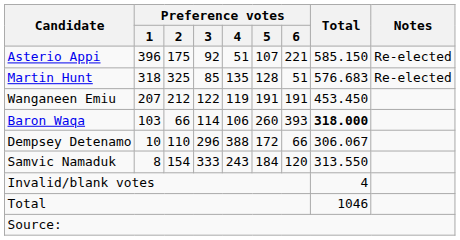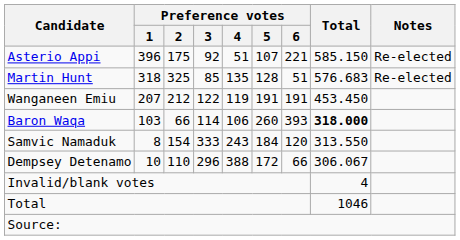rows swapped: (62, 162) <-> (70, 141)
